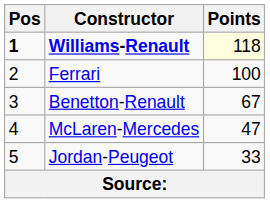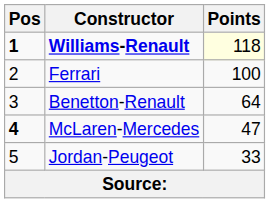(251, 102) 67 -> (251, 102) 64
(13, 129) normal -> (13, 129) bold
